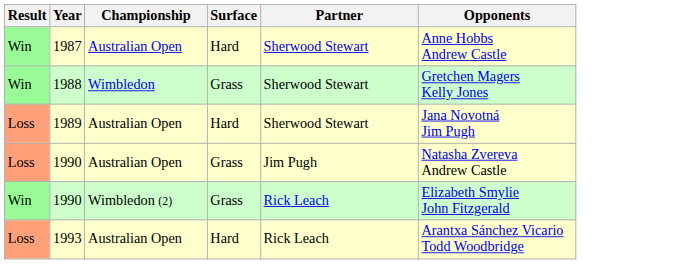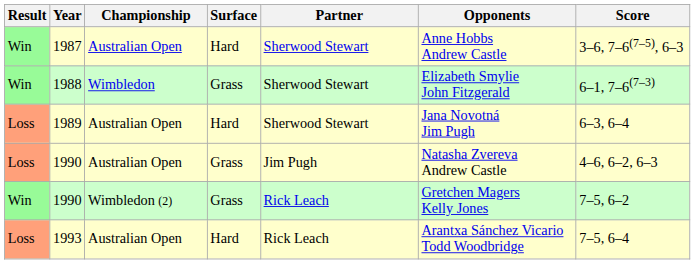+ column: (633, 15)
(471, 84) Gretchen Magers Kelly Jones -> (470, 84) Elizabeth Smylie John Fitzgerald
(470, 200) Elizabeth Smylie John Fitzgerald -> (471, 200) Gretchen Magers Kelly Jones
